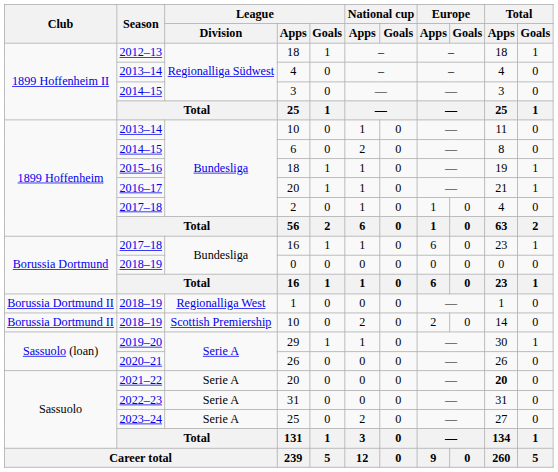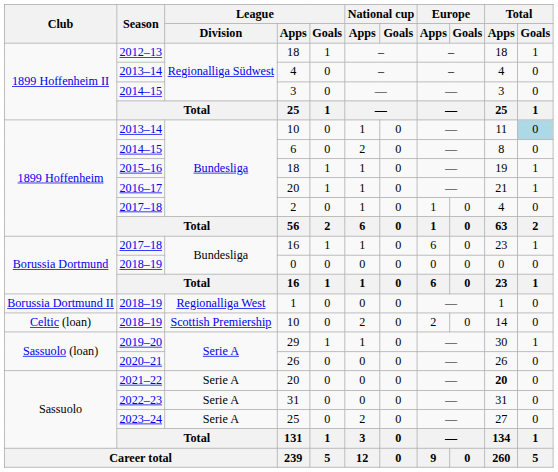(535, 129) no background -> (535, 129) lightblue background
(61, 322) Borussia Dortmund II -> (61, 322) Celtic (loan)
